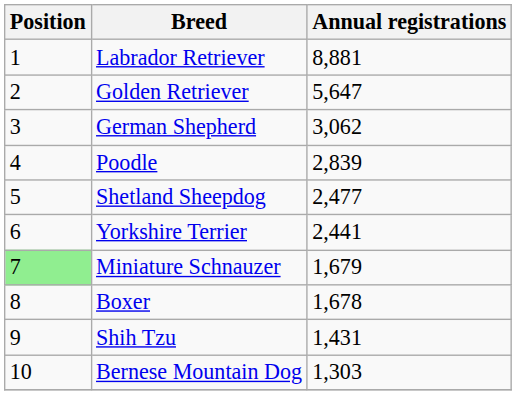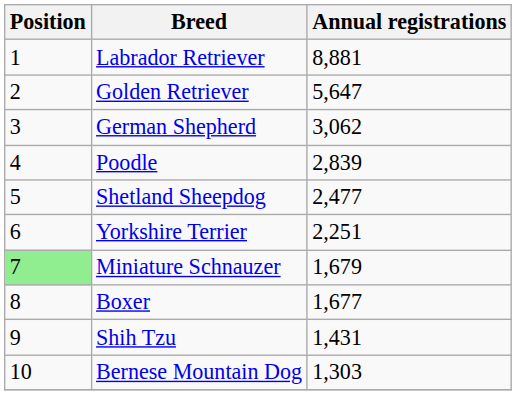(337, 232) 2,441 -> (337, 232) 2,251
(337, 302) 1,678 -> (337, 302) 1,677
